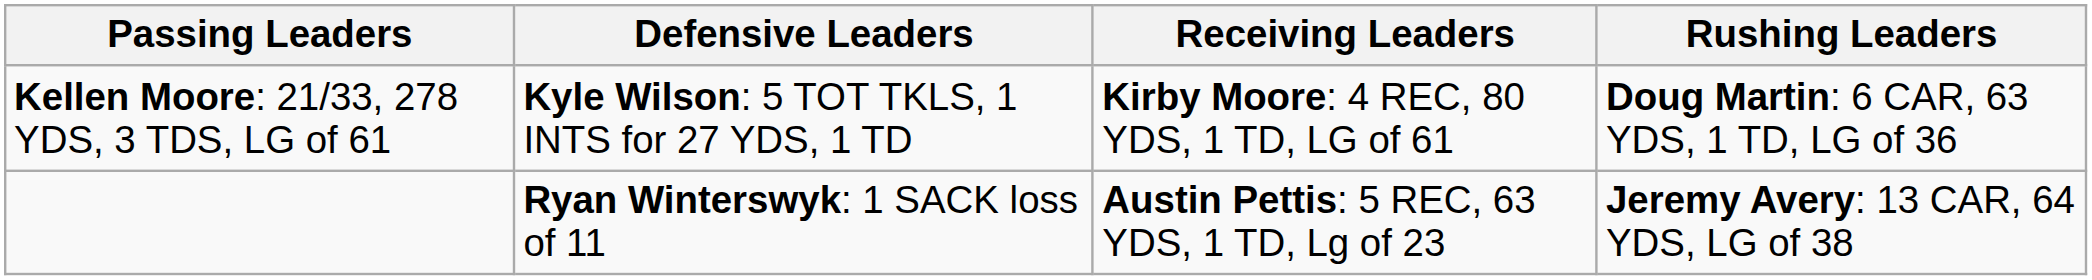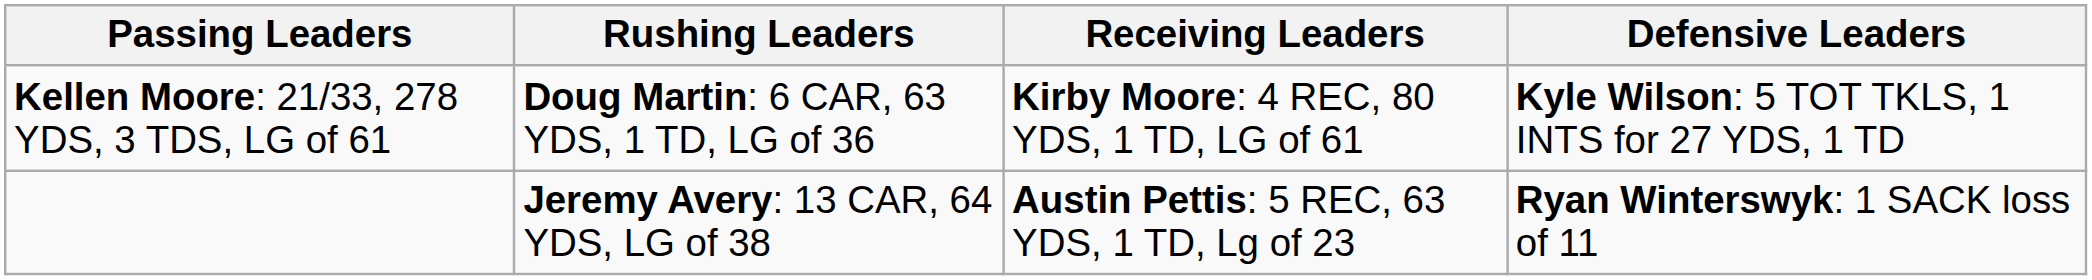columns swapped: (1842, 34) <-> (804, 34)
